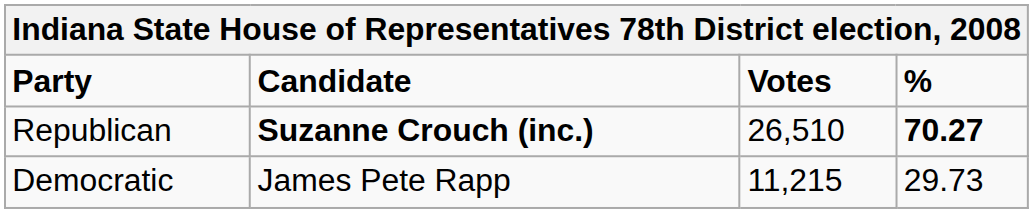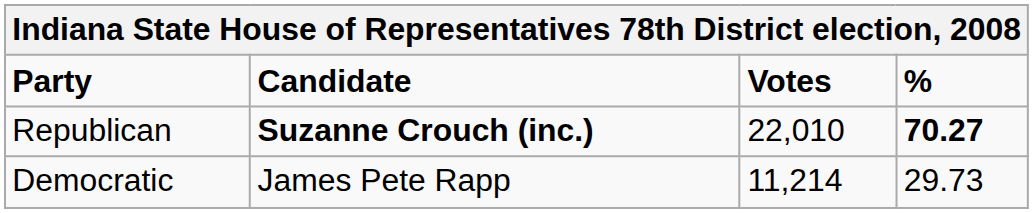(796, 130) 26,510 -> (796, 130) 22,010
(795, 181) 11,215 -> (795, 181) 11,214
